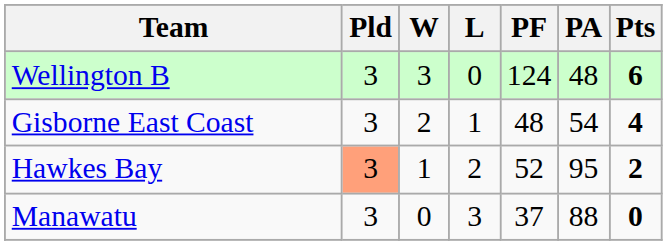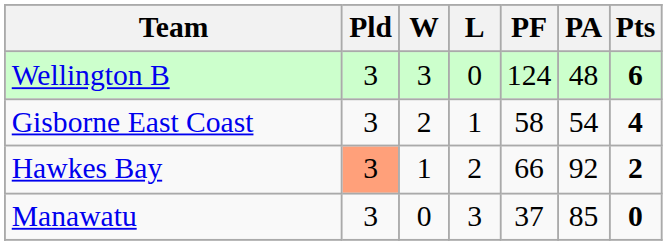(529, 121) 48 -> (529, 121) 58
(529, 168) 52 -> (529, 168) 66
(584, 168) 95 -> (584, 168) 92
(584, 215) 88 -> (584, 215) 85
